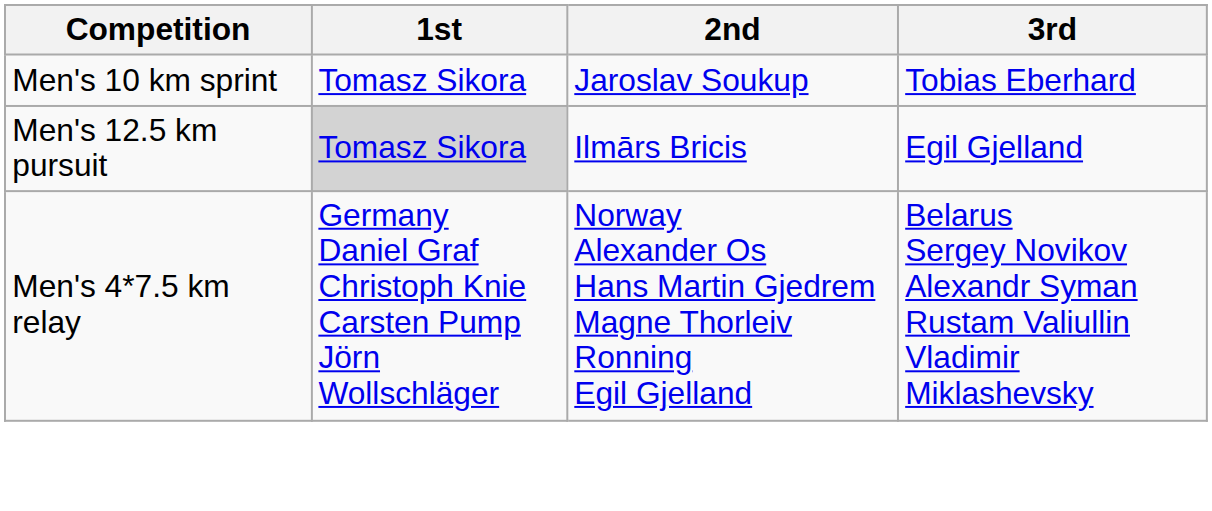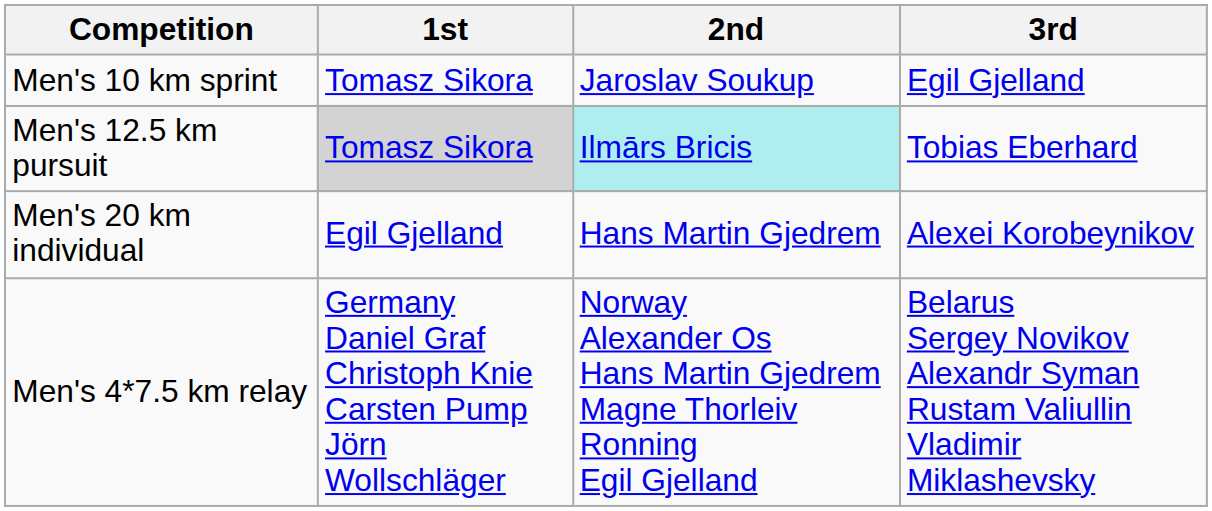(1021, 79) Tobias Eberhard -> (996, 79) Egil Gjelland
(661, 147) no background -> (666, 147) paleturquoise background
(994, 147) Egil Gjelland -> (1022, 147) Tobias Eberhard
+ row: (102, 233)
